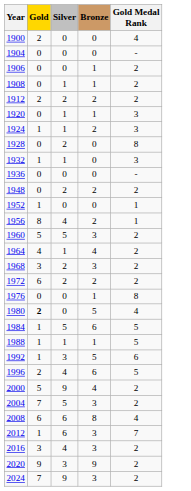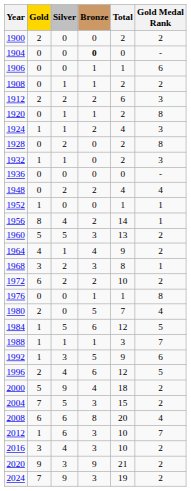+ column: (123, 17)
(136, 38) 4 -> (160, 38) 2
(94, 53) normal -> (94, 53) bold
(136, 68) 2 -> (160, 68) 6
(136, 99) 2 -> (160, 99) 3
(136, 114) 3 -> (160, 114) 8
(136, 190) 2 -> (160, 190) 4
(136, 266) 2 -> (160, 266) 1
(39, 312) bold -> (39, 312) normal
(136, 342) 5 -> (160, 342) 7
